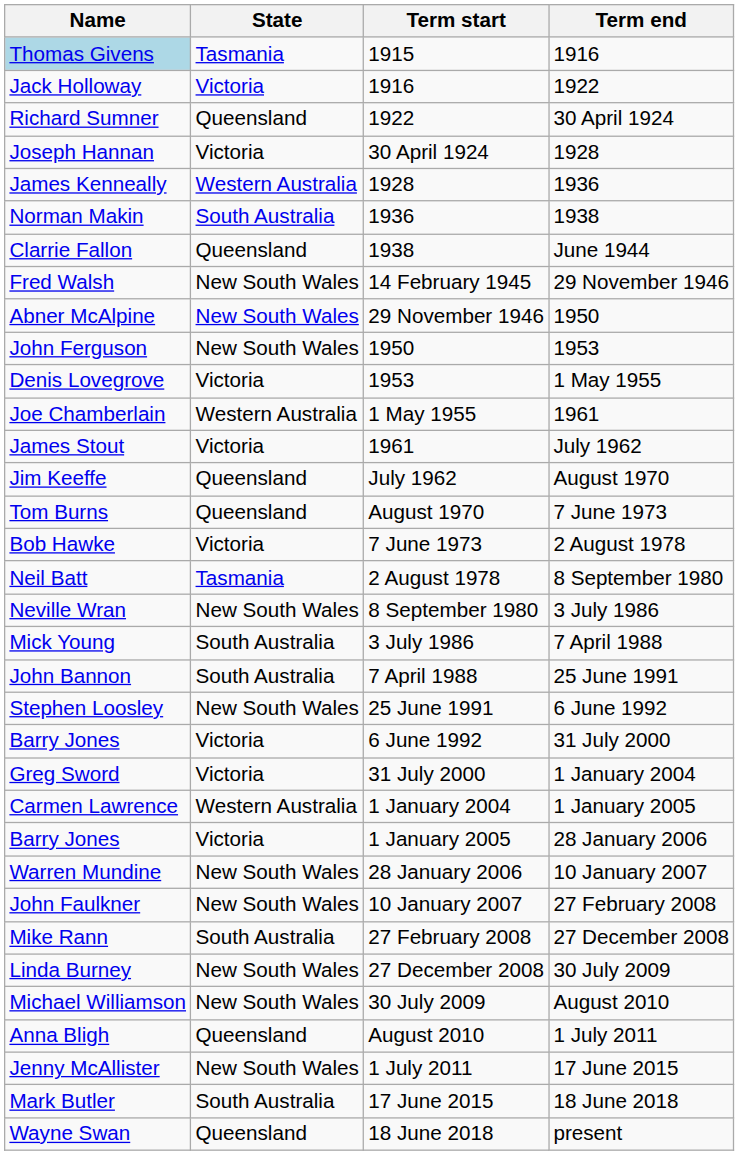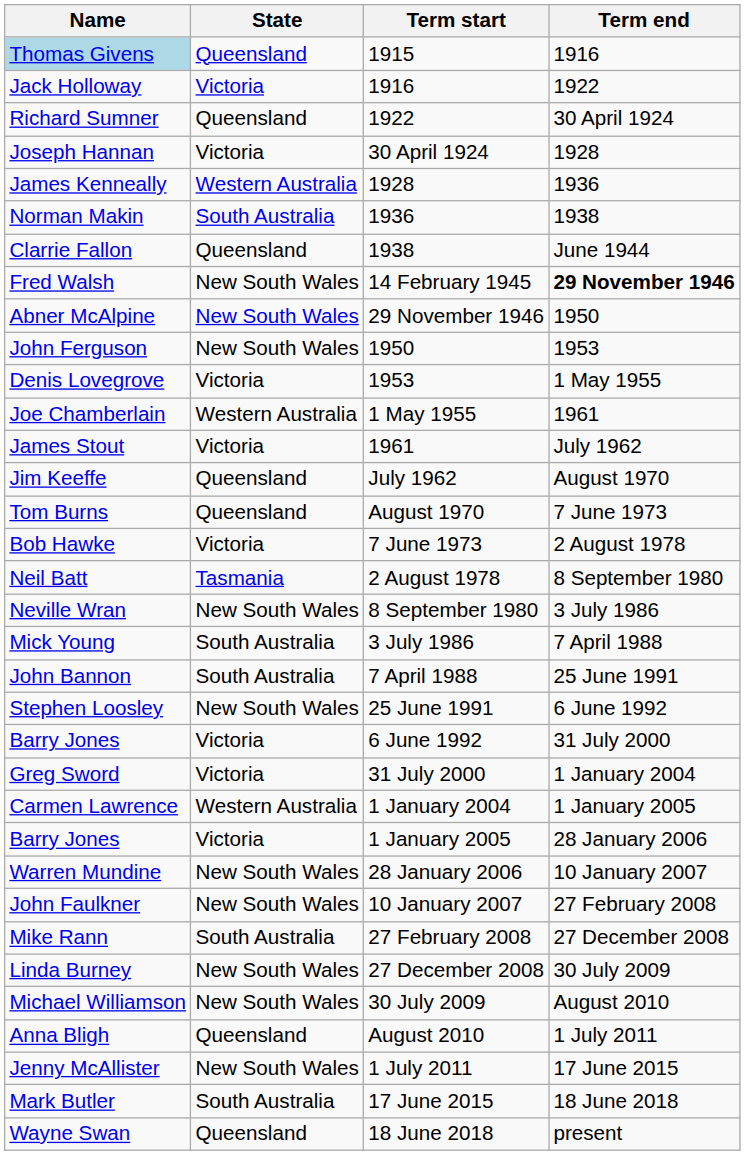(240, 53) Tasmania -> (251, 53) Queensland
(641, 282) normal -> (644, 282) bold
